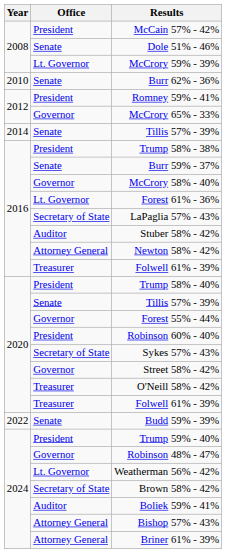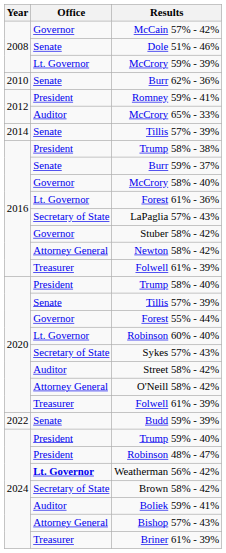(53, 30) President -> (54, 30) Governor
(54, 115) Governor -> (50, 115) Auditor
(50, 234) Auditor -> (54, 234) Governor
(53, 336) President -> (61, 336) Lt. Governor
(54, 370) Governor -> (50, 370) Auditor
(54, 387) Treasurer -> (71, 387) Attorney General
(54, 455) Governor -> (53, 455) President
(61, 472) normal -> (64, 472) bold
(71, 540) Attorney General -> (54, 540) Treasurer
